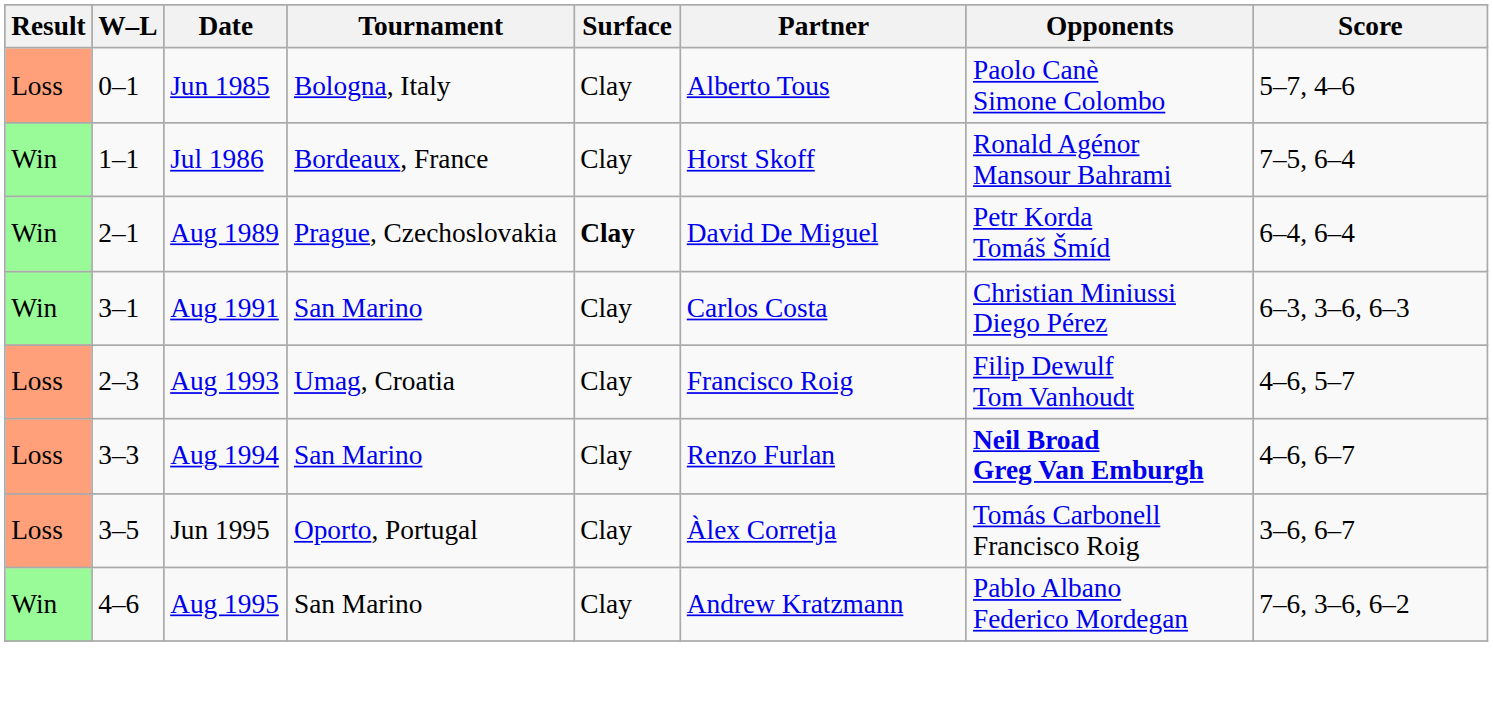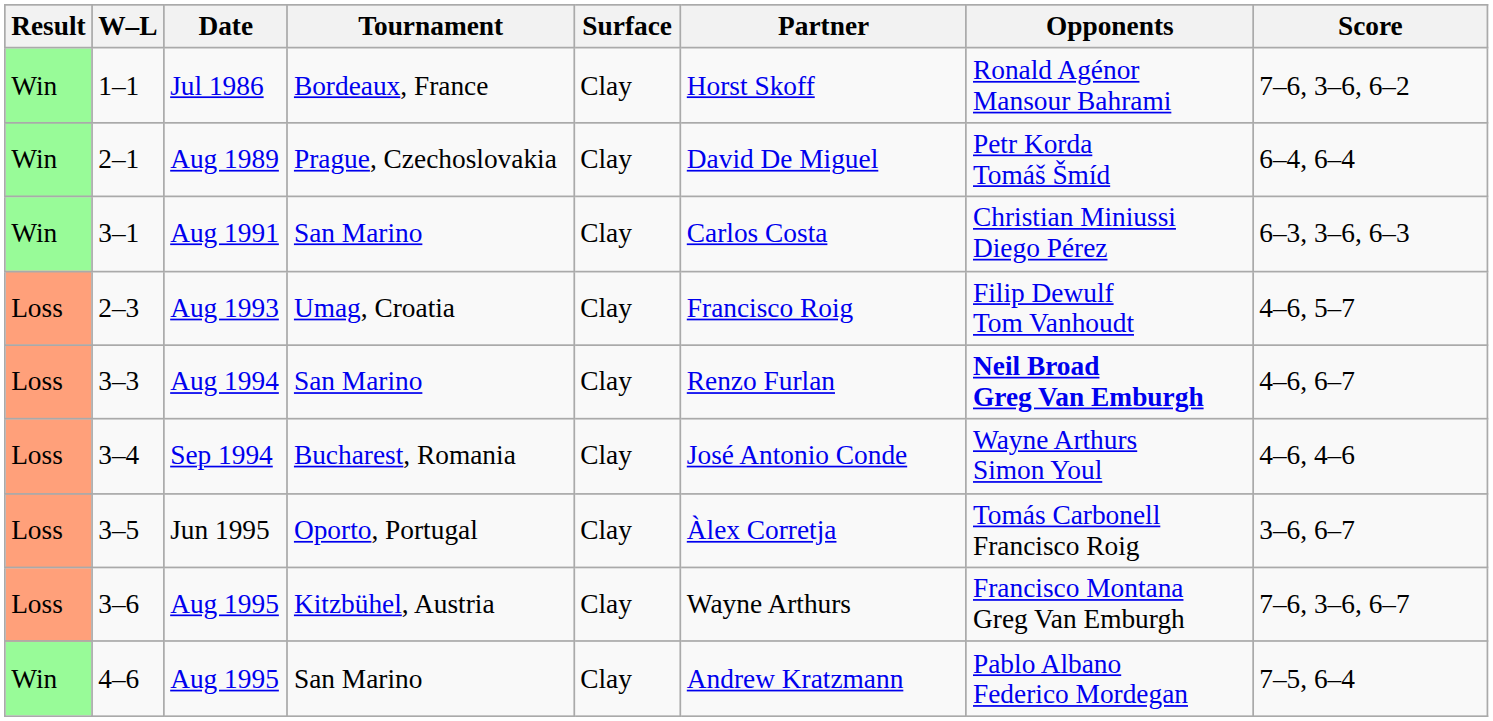- row: (119, 84)
(1307, 159) 7–5, 6–4 -> (1334, 84) 7–6, 3–6, 6–2
(607, 233) bold -> (606, 159) normal
+ row: (119, 455)
+ row: (119, 604)
(1334, 604) 7–6, 3–6, 6–2 -> (1307, 678) 7–5, 6–4
